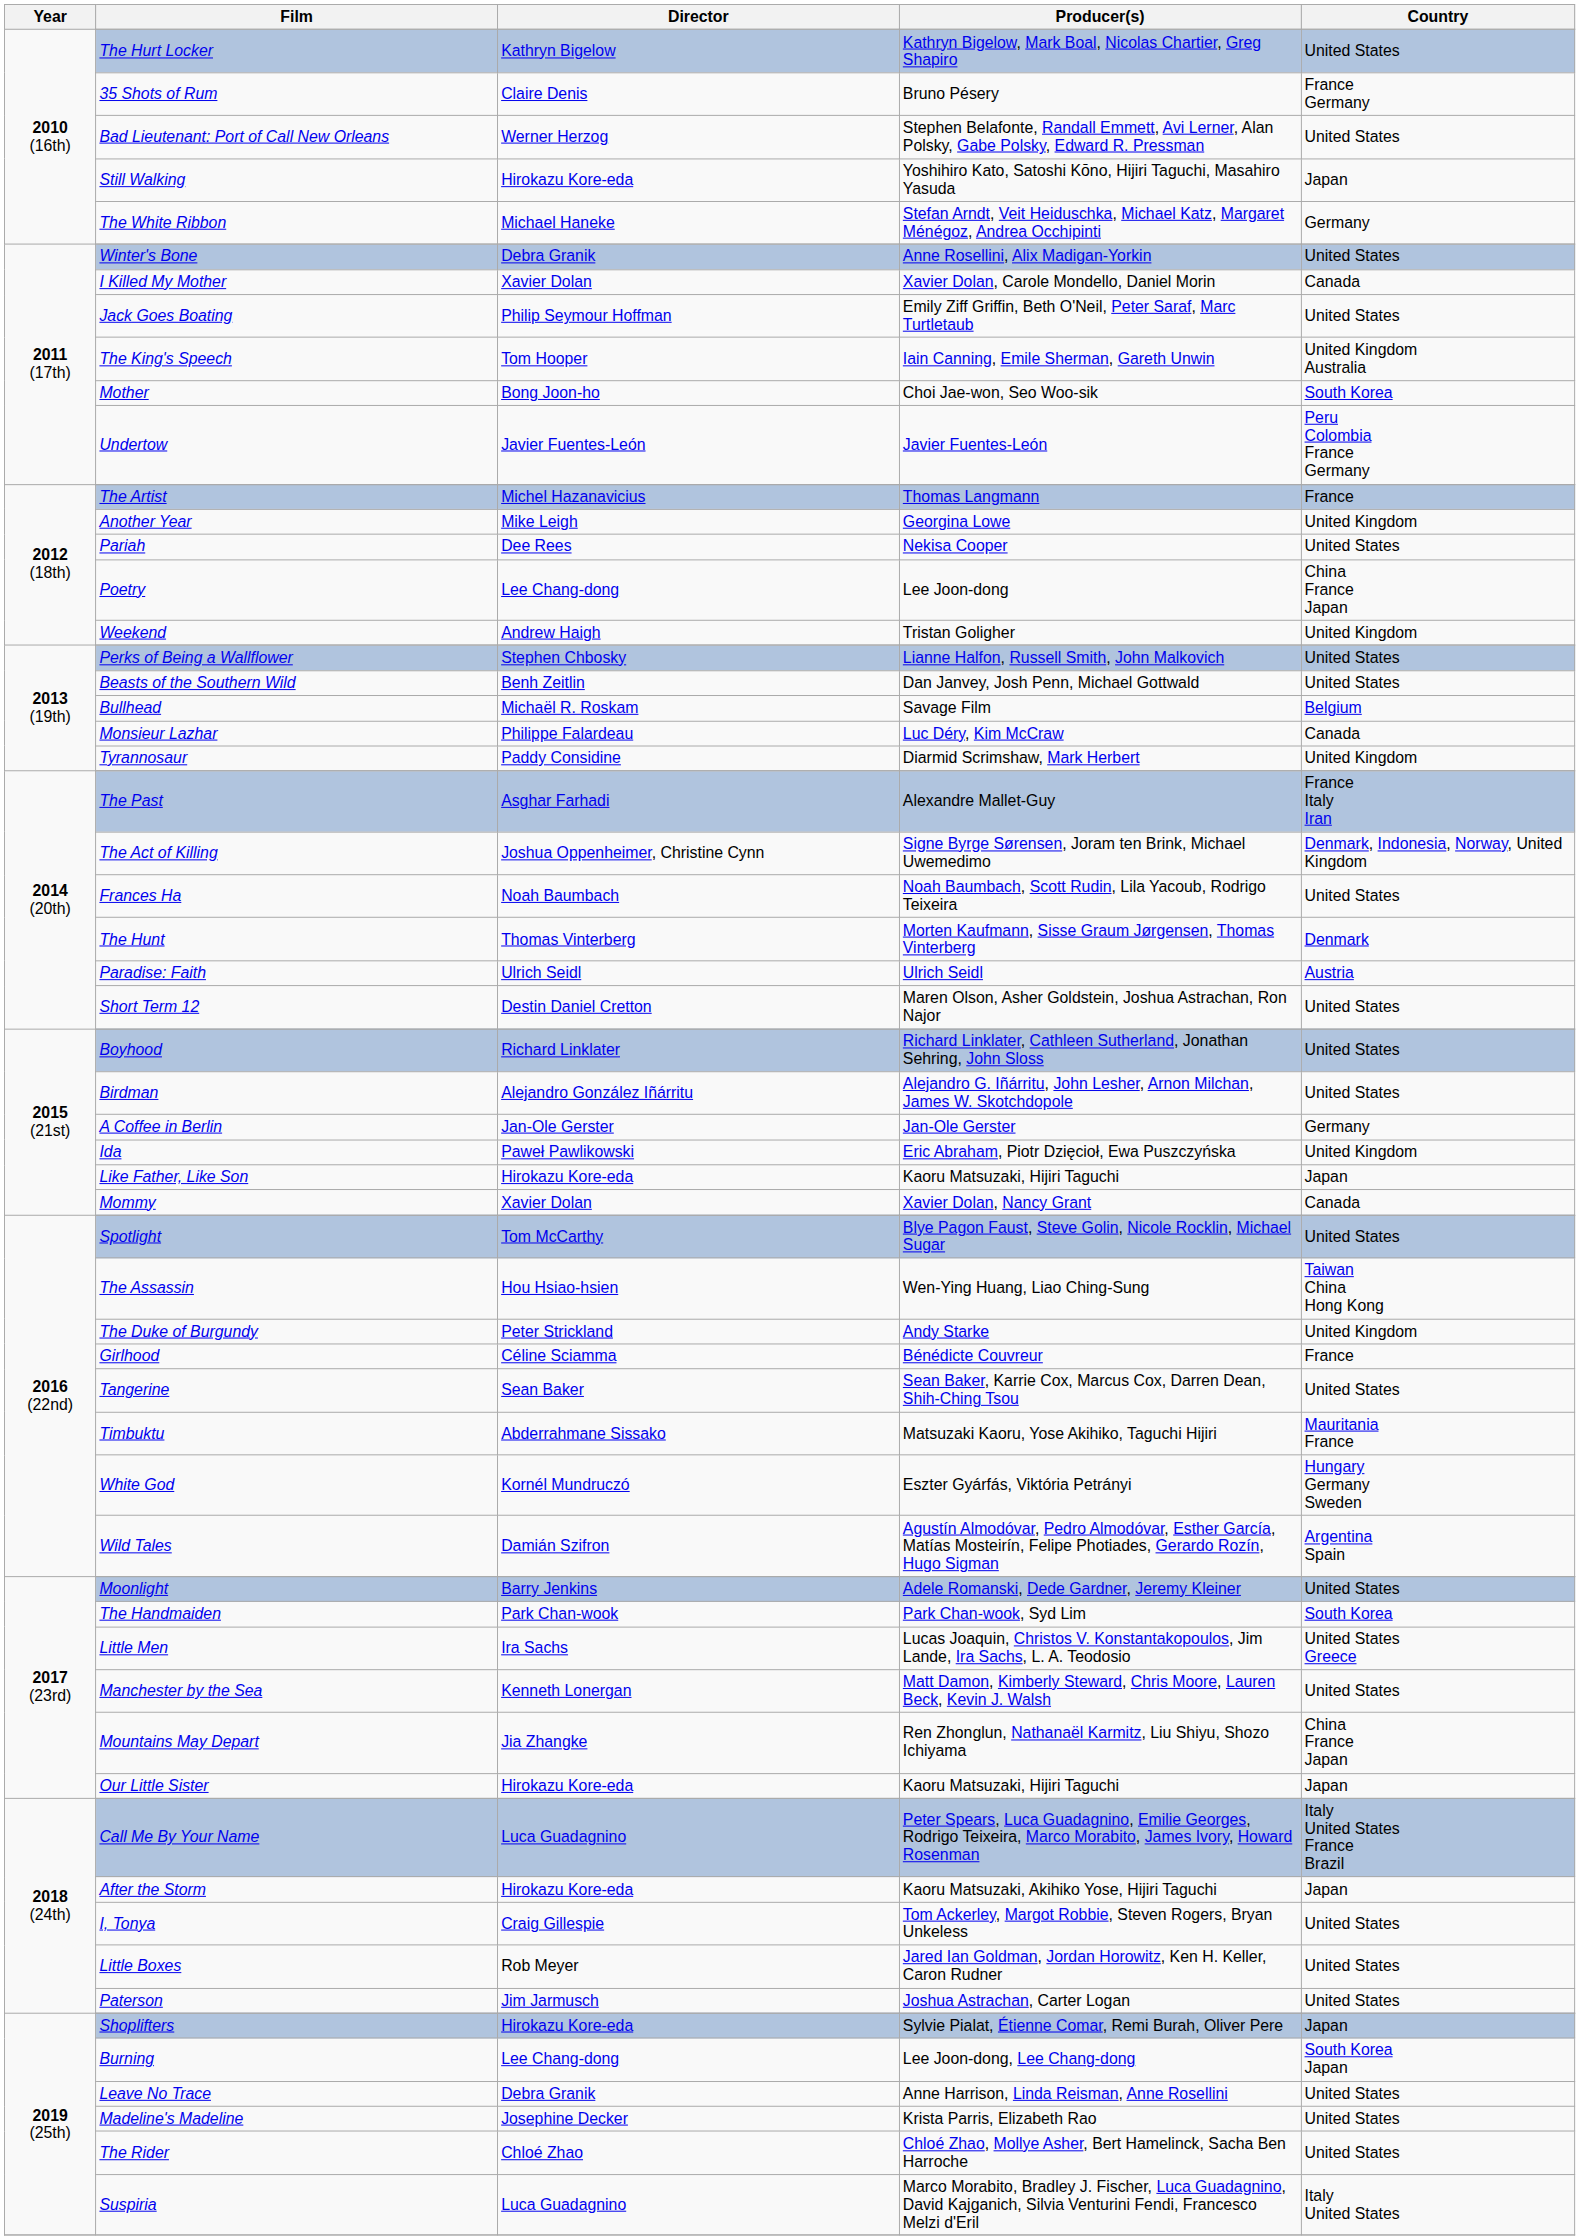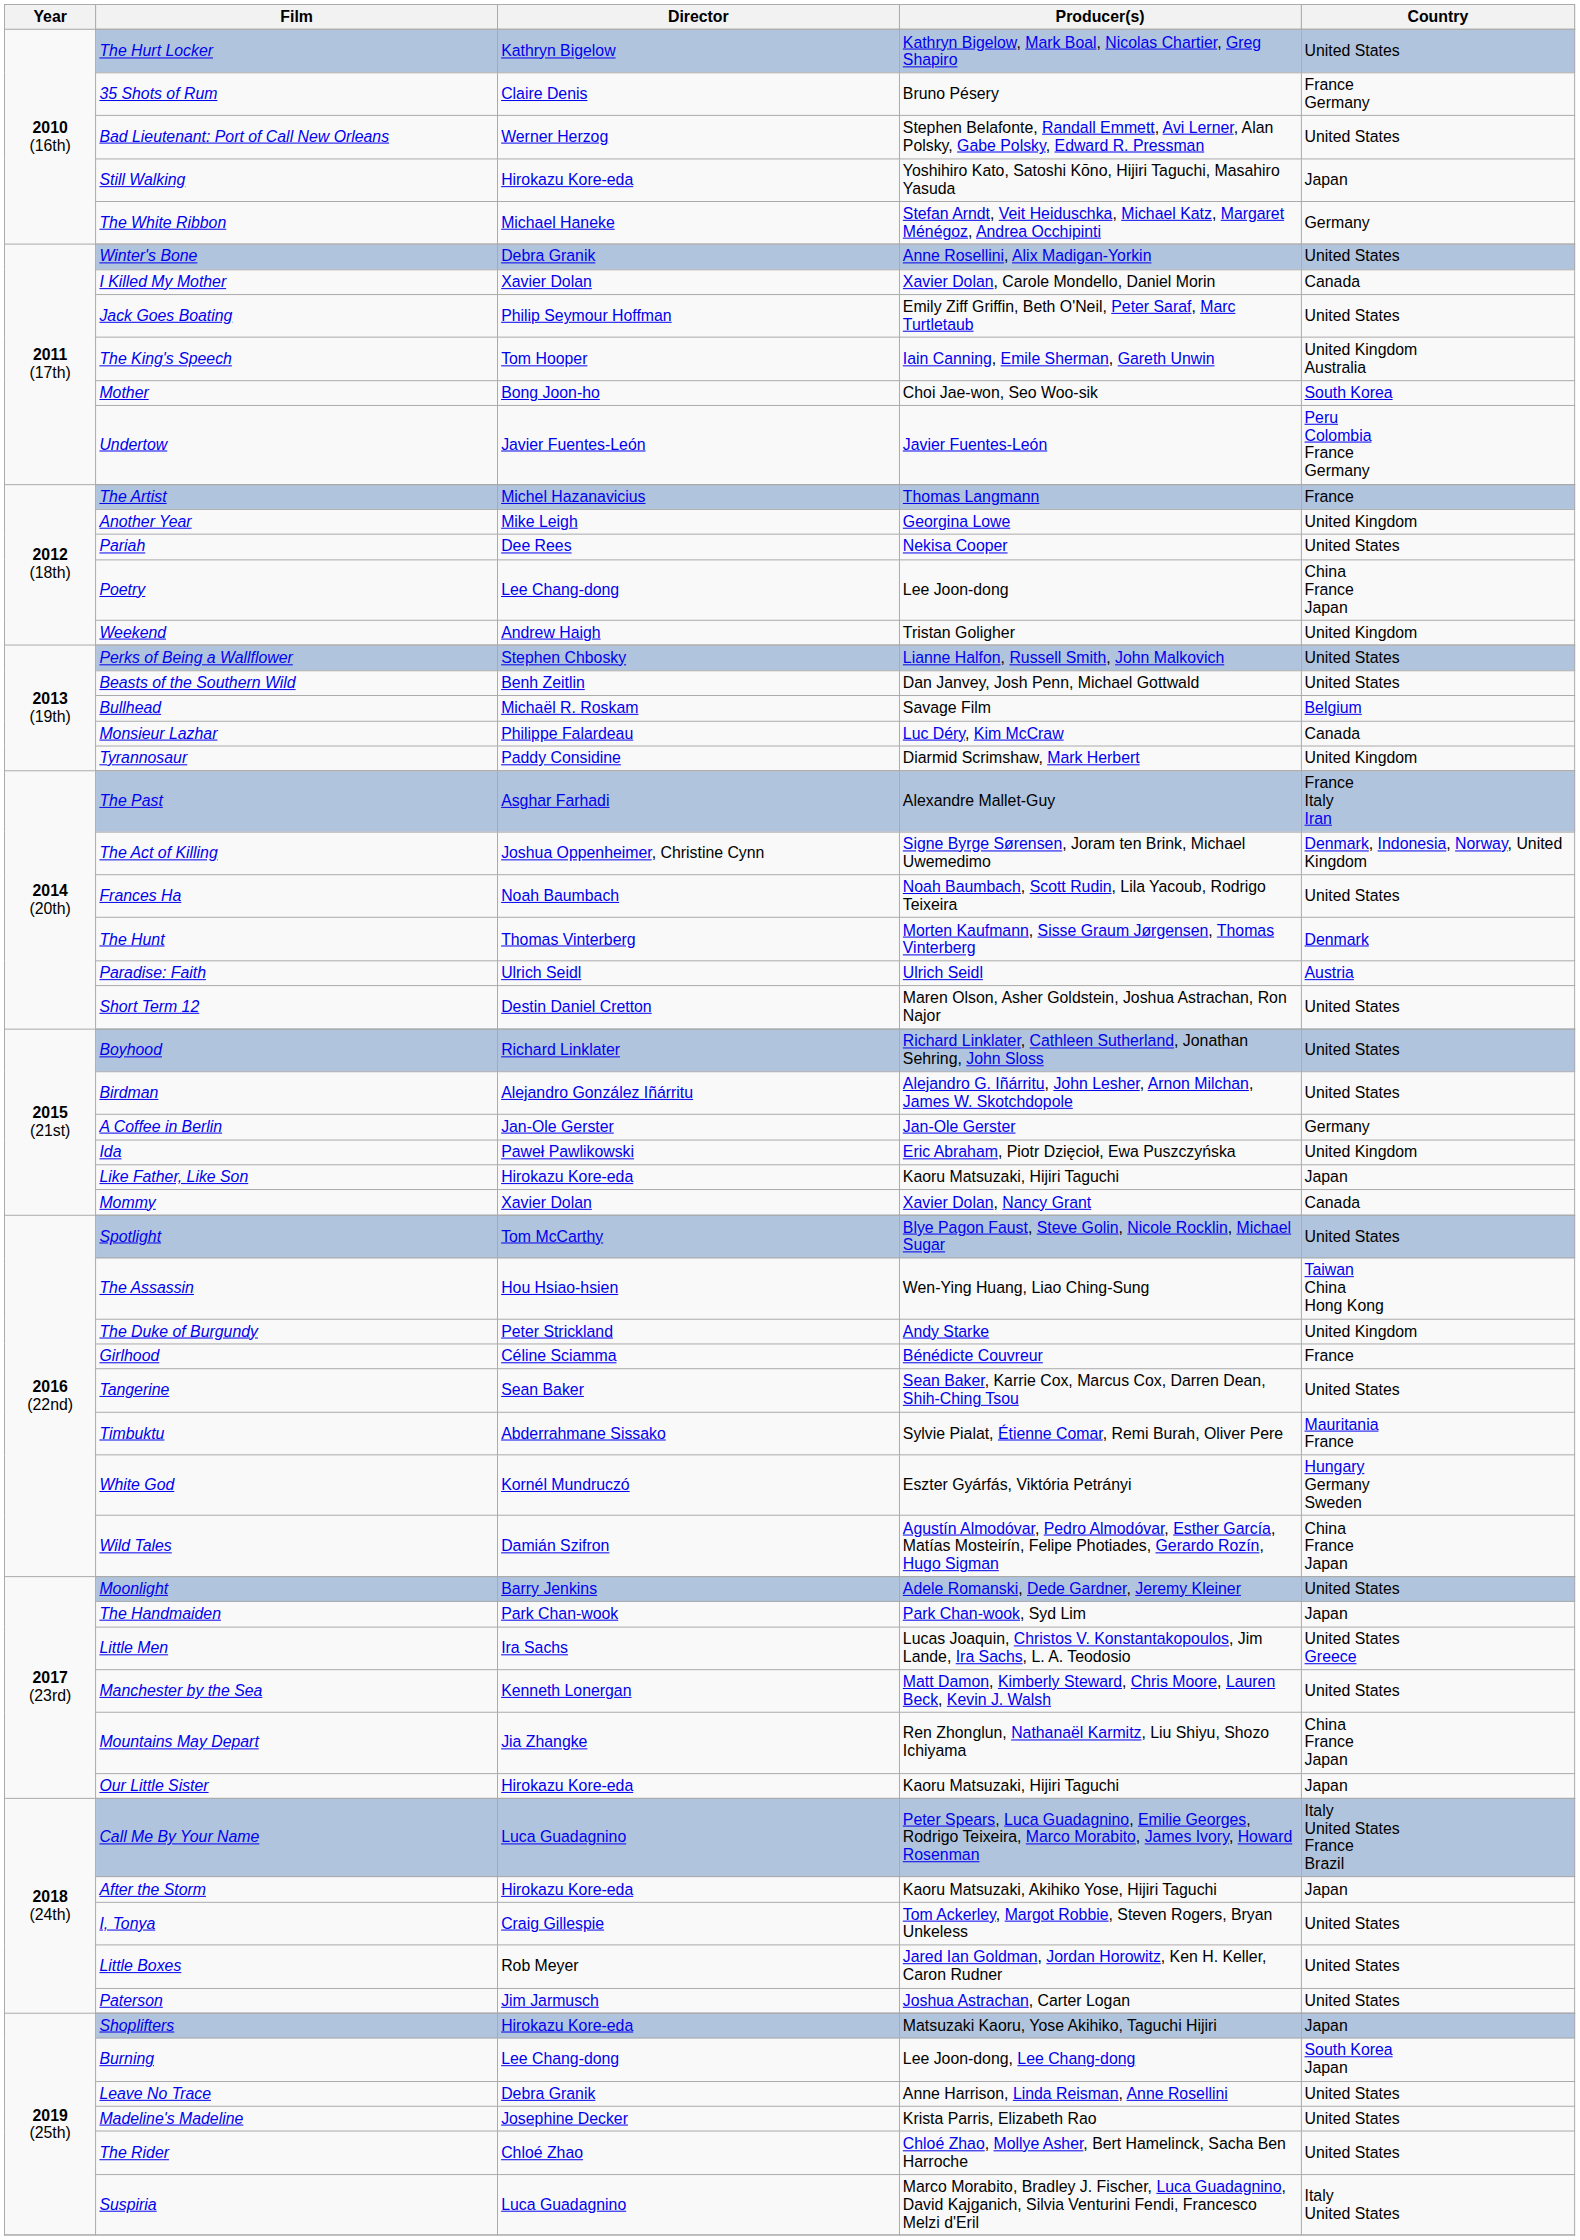(1060, 1433) Matsuzaki Kaoru, Yose Akihiko, Taguchi Hijiri -> (1093, 1433) Sylvie Pialat, Étienne Comar, Remi Burah, Oliver Pere
(1338, 1545) Argentina Spain -> (1329, 1545) China France Japan
(1349, 1614) South Korea -> (1326, 1614) Japan
(1093, 2025) Sylvie Pialat, Étienne Comar, Remi Burah, Oliver Pere -> (1060, 2025) Matsuzaki Kaoru, Yose Akihiko, Taguchi Hijiri
